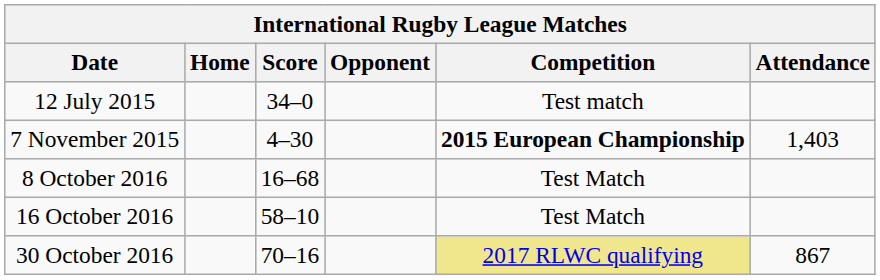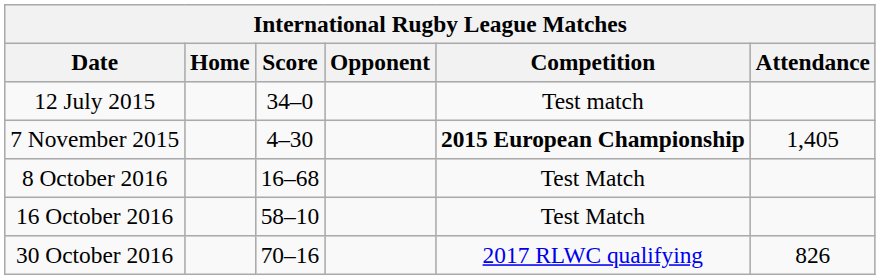(813, 139) 1,403 -> (813, 139) 1,405
(593, 255) khaki background -> (593, 255) no background
(813, 255) 867 -> (813, 255) 826
